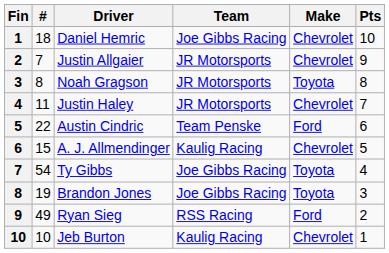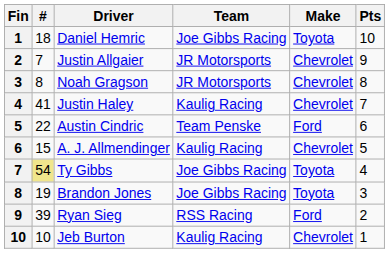(323, 38) Chevrolet -> (314, 38) Toyota
(314, 82) Toyota -> (323, 82) Chevrolet
(42, 104) 11 -> (43, 104) 41
(224, 104) JR Motorsports -> (219, 104) Kaulig Racing
(43, 171) no background -> (43, 171) khaki background
(43, 215) 49 -> (43, 215) 39
